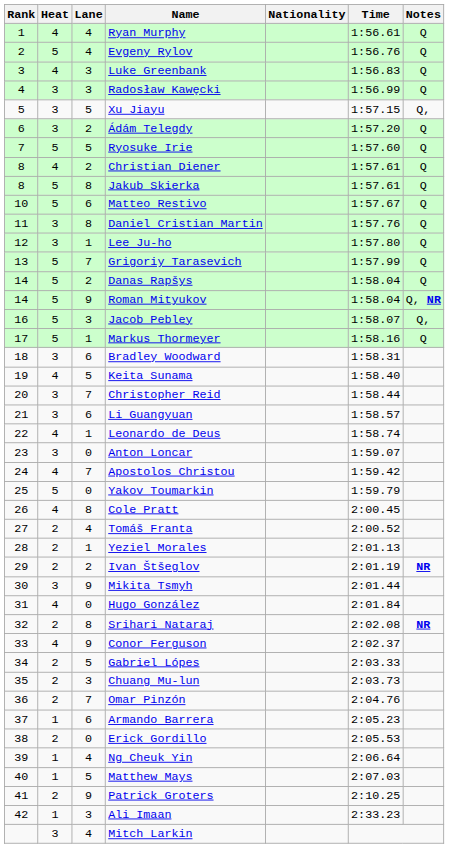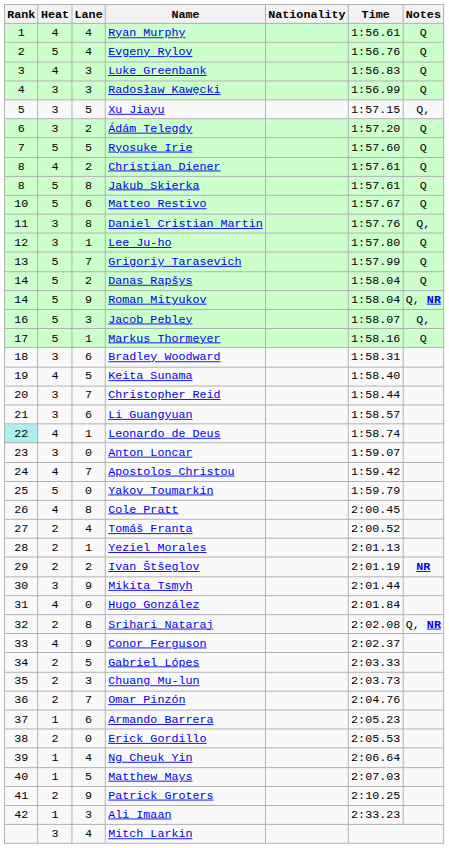(423, 224) Q -> (423, 224) Q,
(21, 433) no background -> (21, 433) paleturquoise background
(423, 624) NR -> (423, 624) Q, NR
